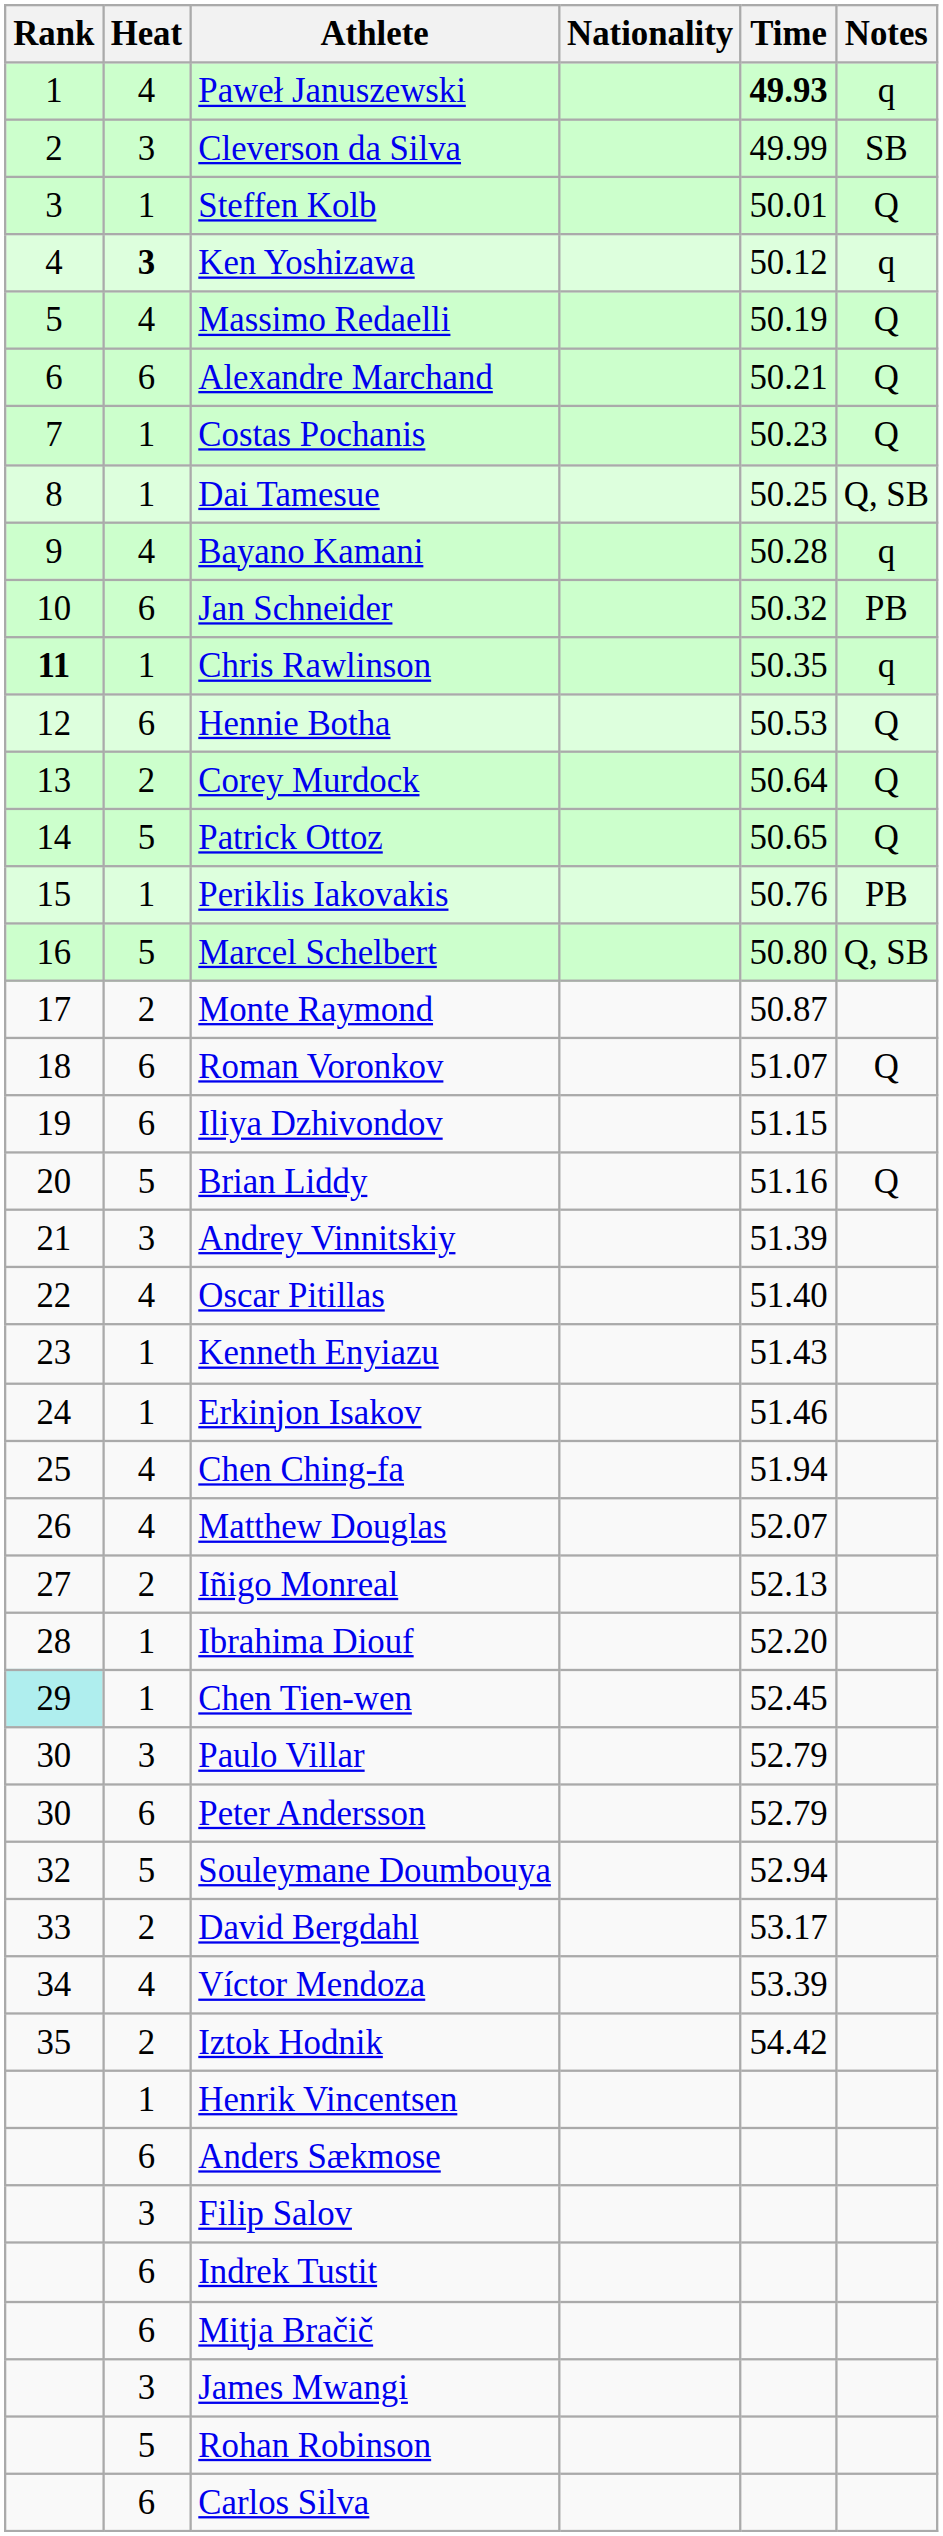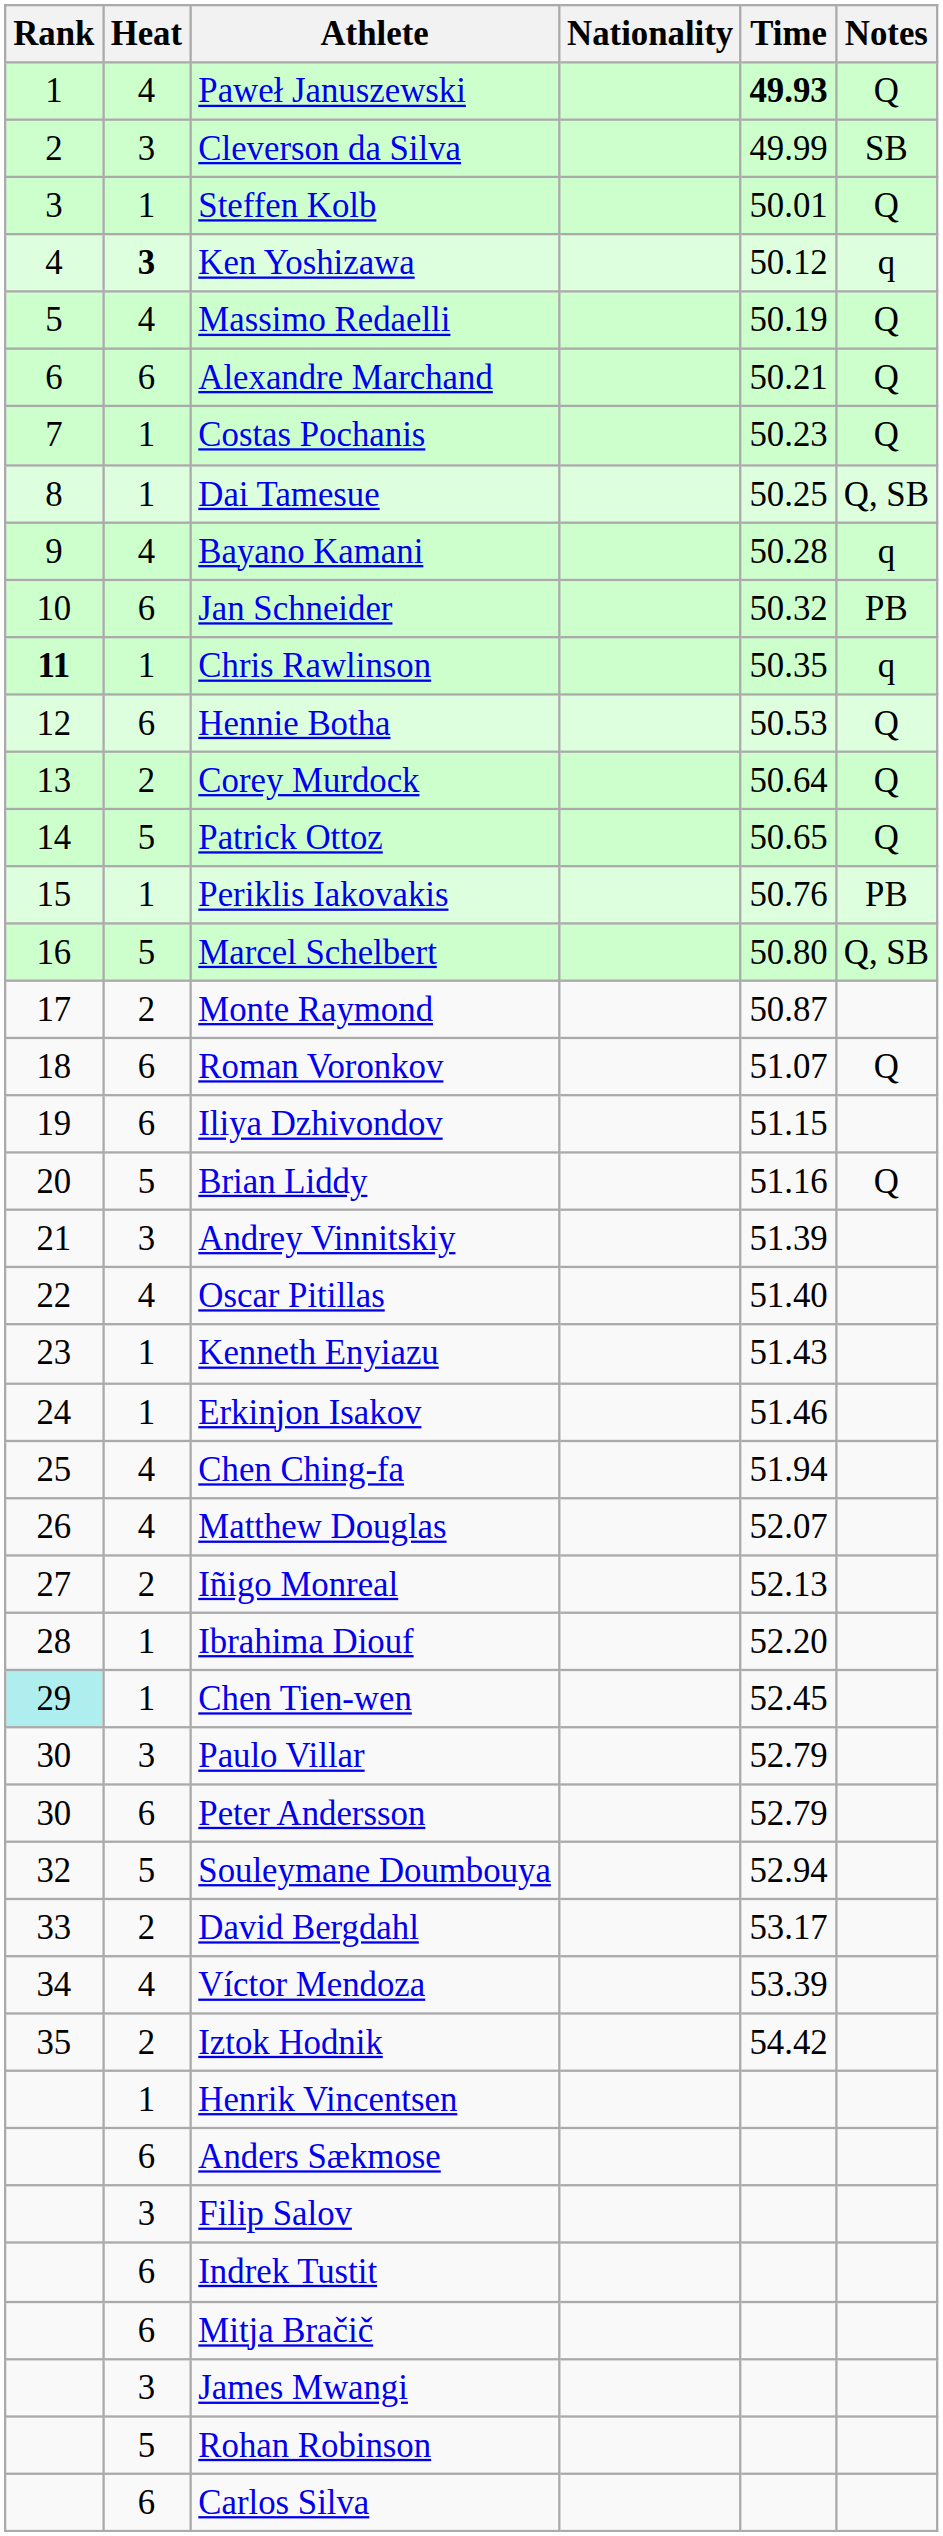(886, 90) q -> (886, 90) Q
